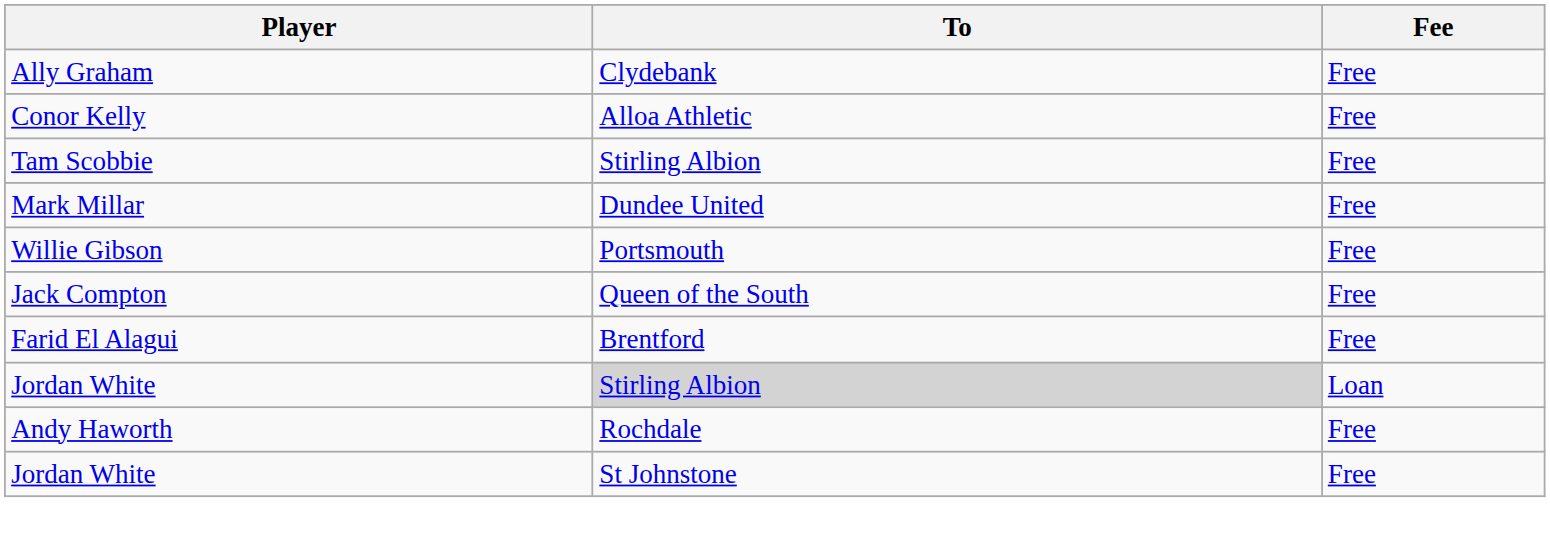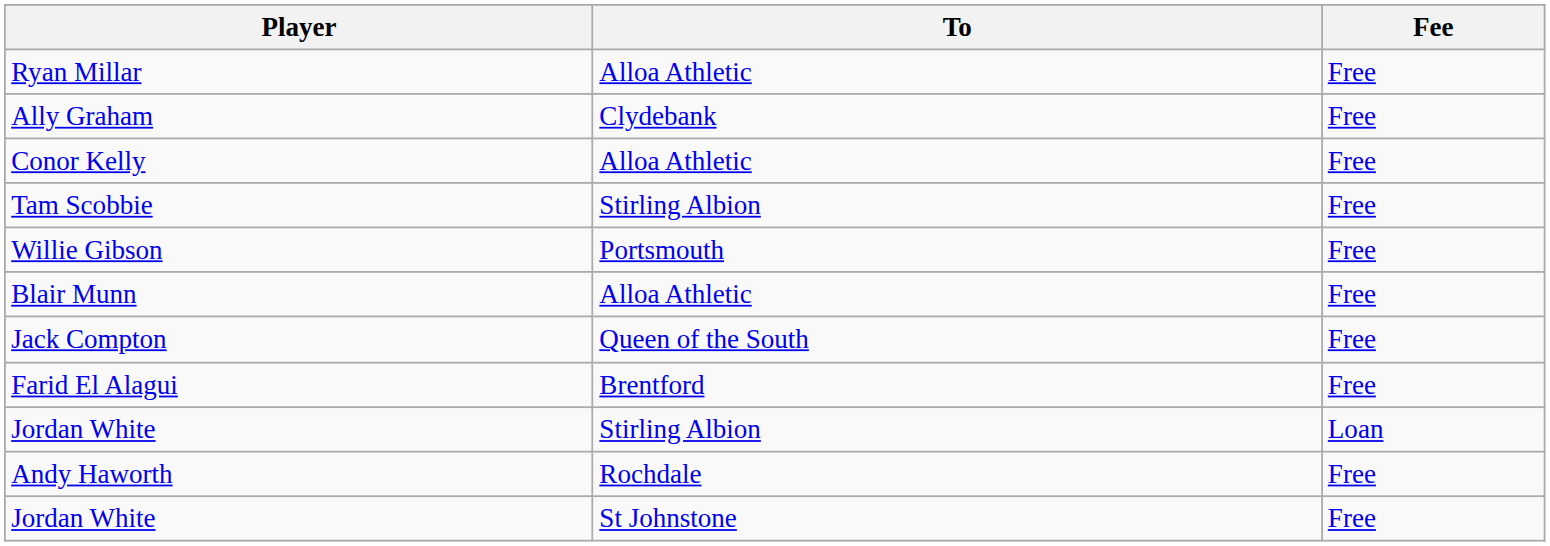+ row: (76, 71)
- row: (78, 205)
+ row: (74, 294)
(680, 383) lightgrey background -> (680, 428) no background
